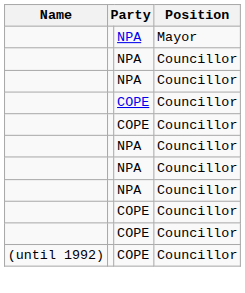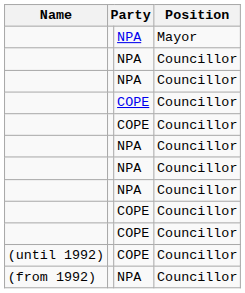+ row: (52, 277)
